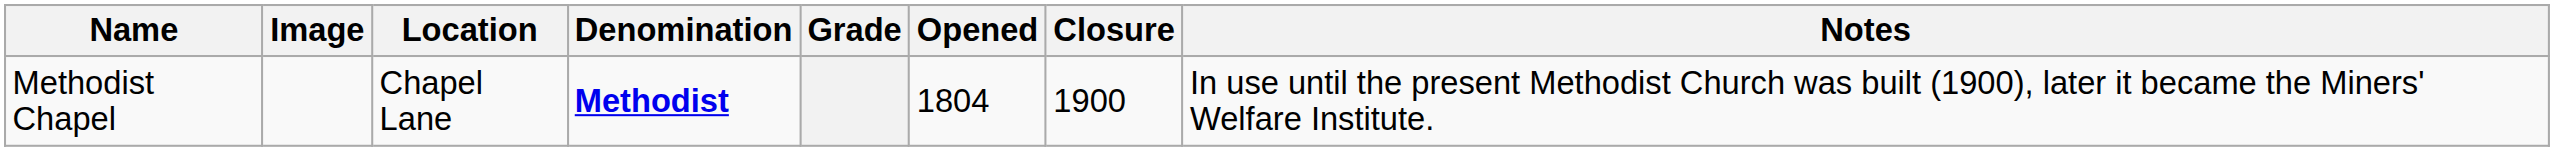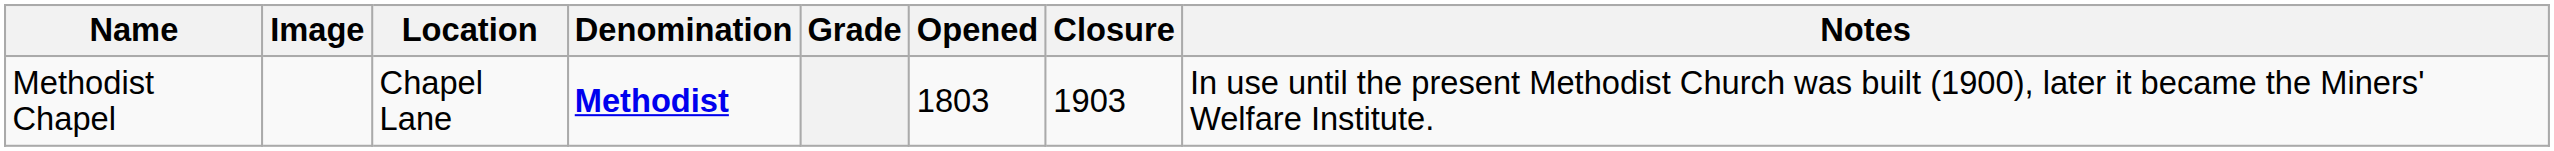(953, 100) 1804 -> (953, 100) 1803
(1090, 100) 1900 -> (1090, 100) 1903
